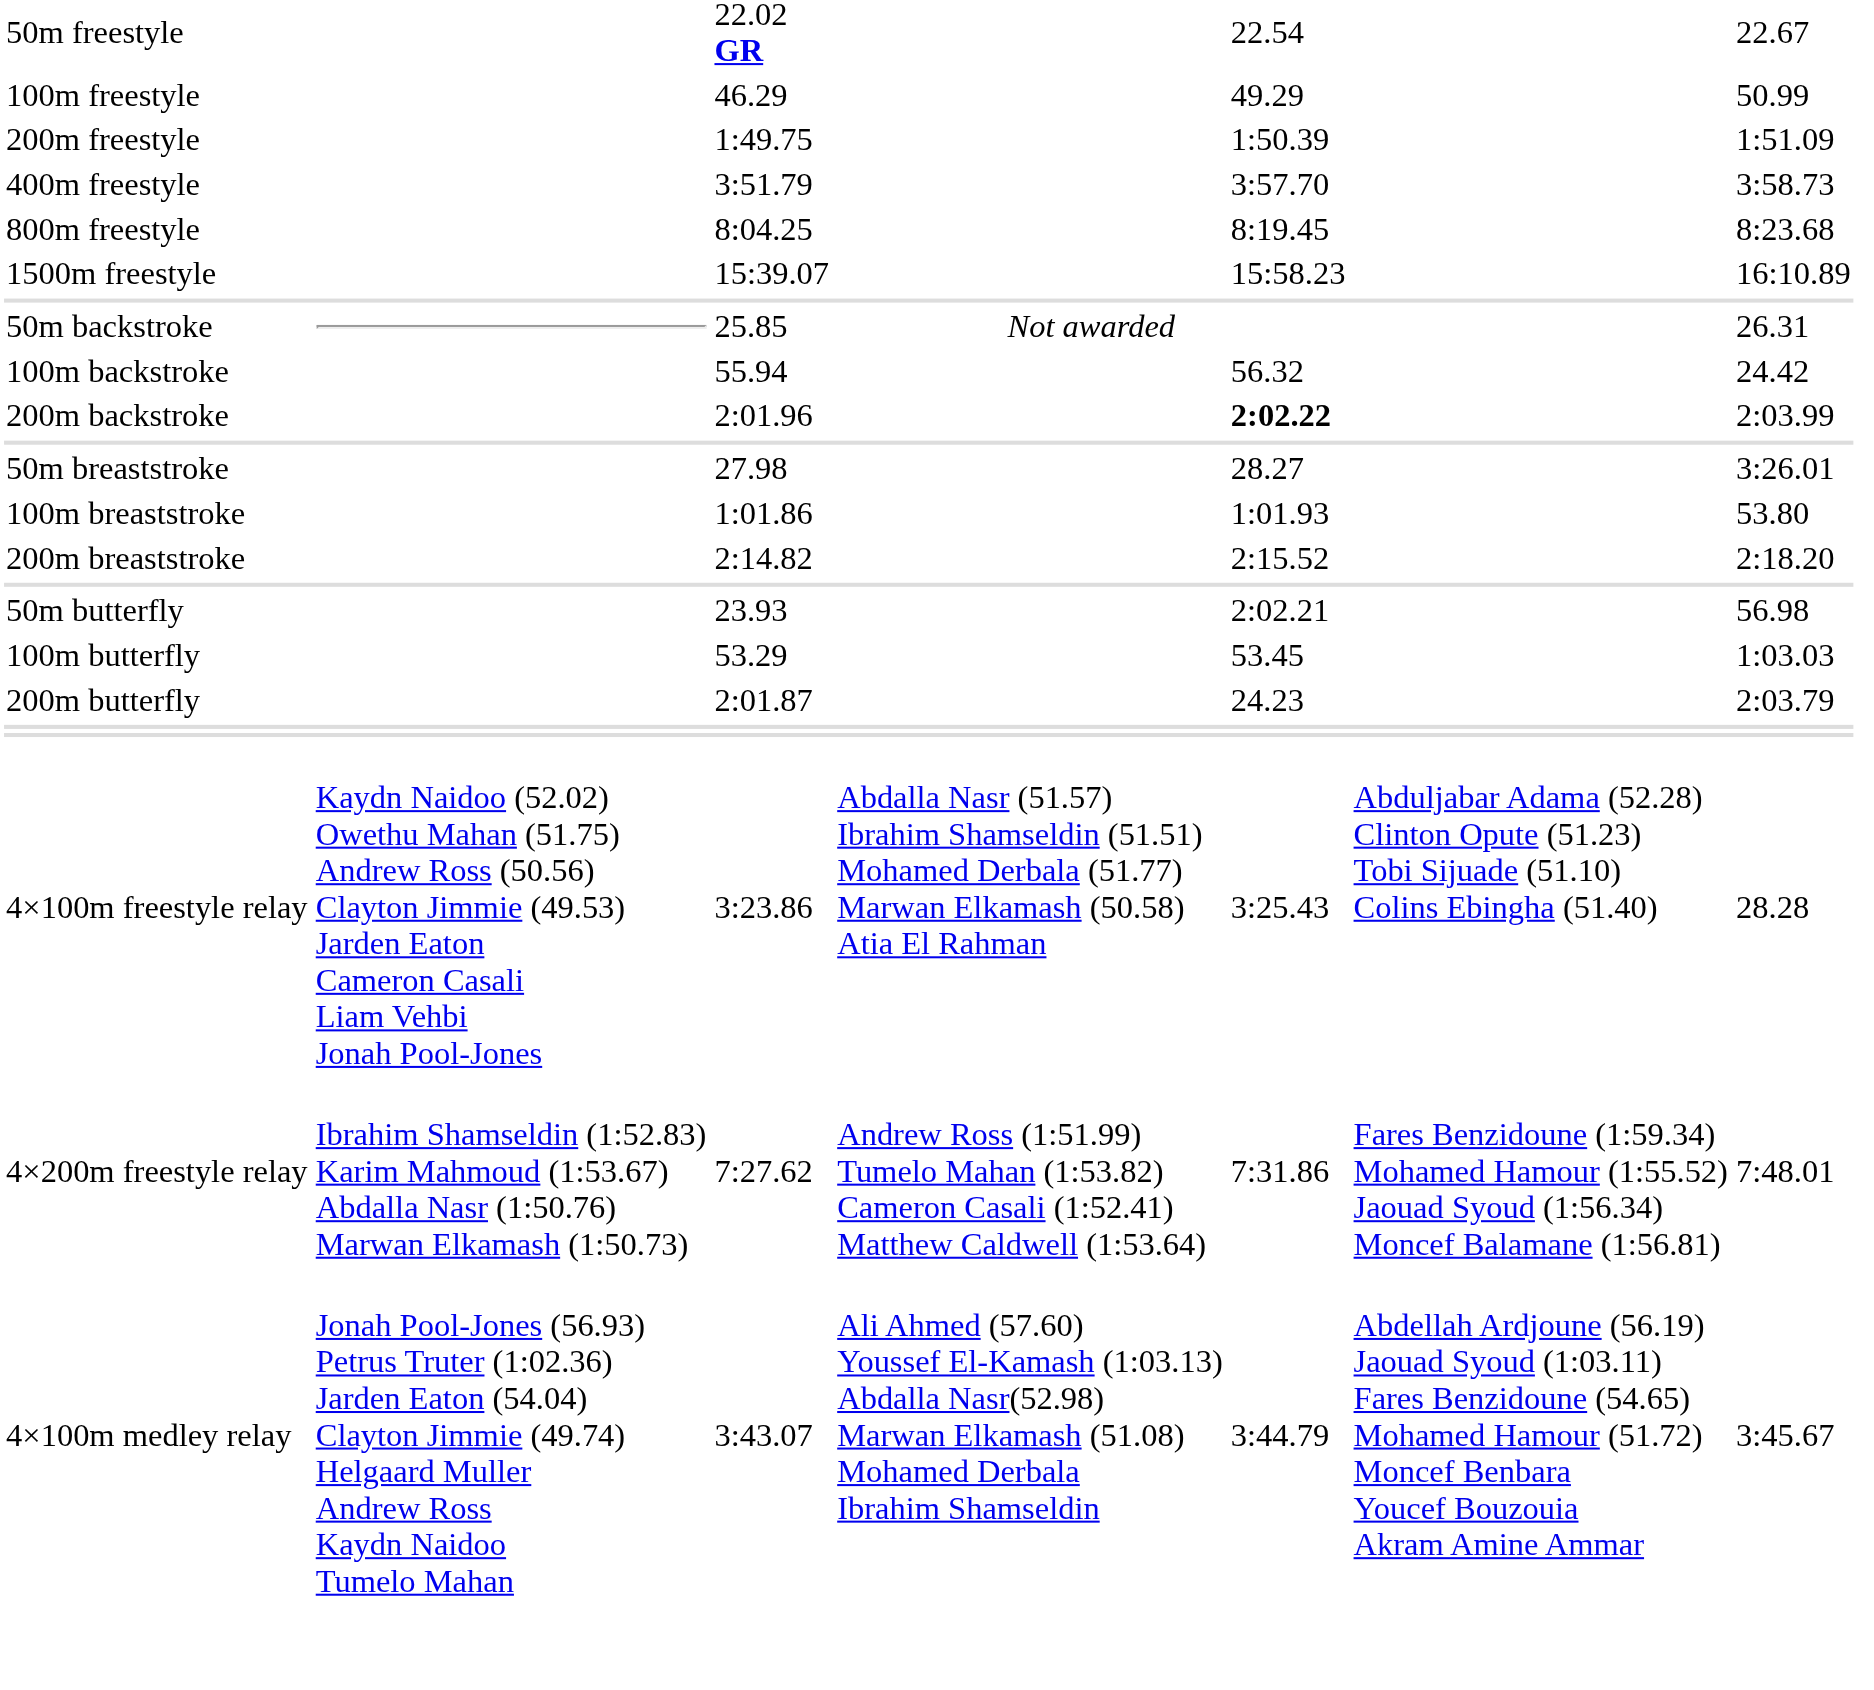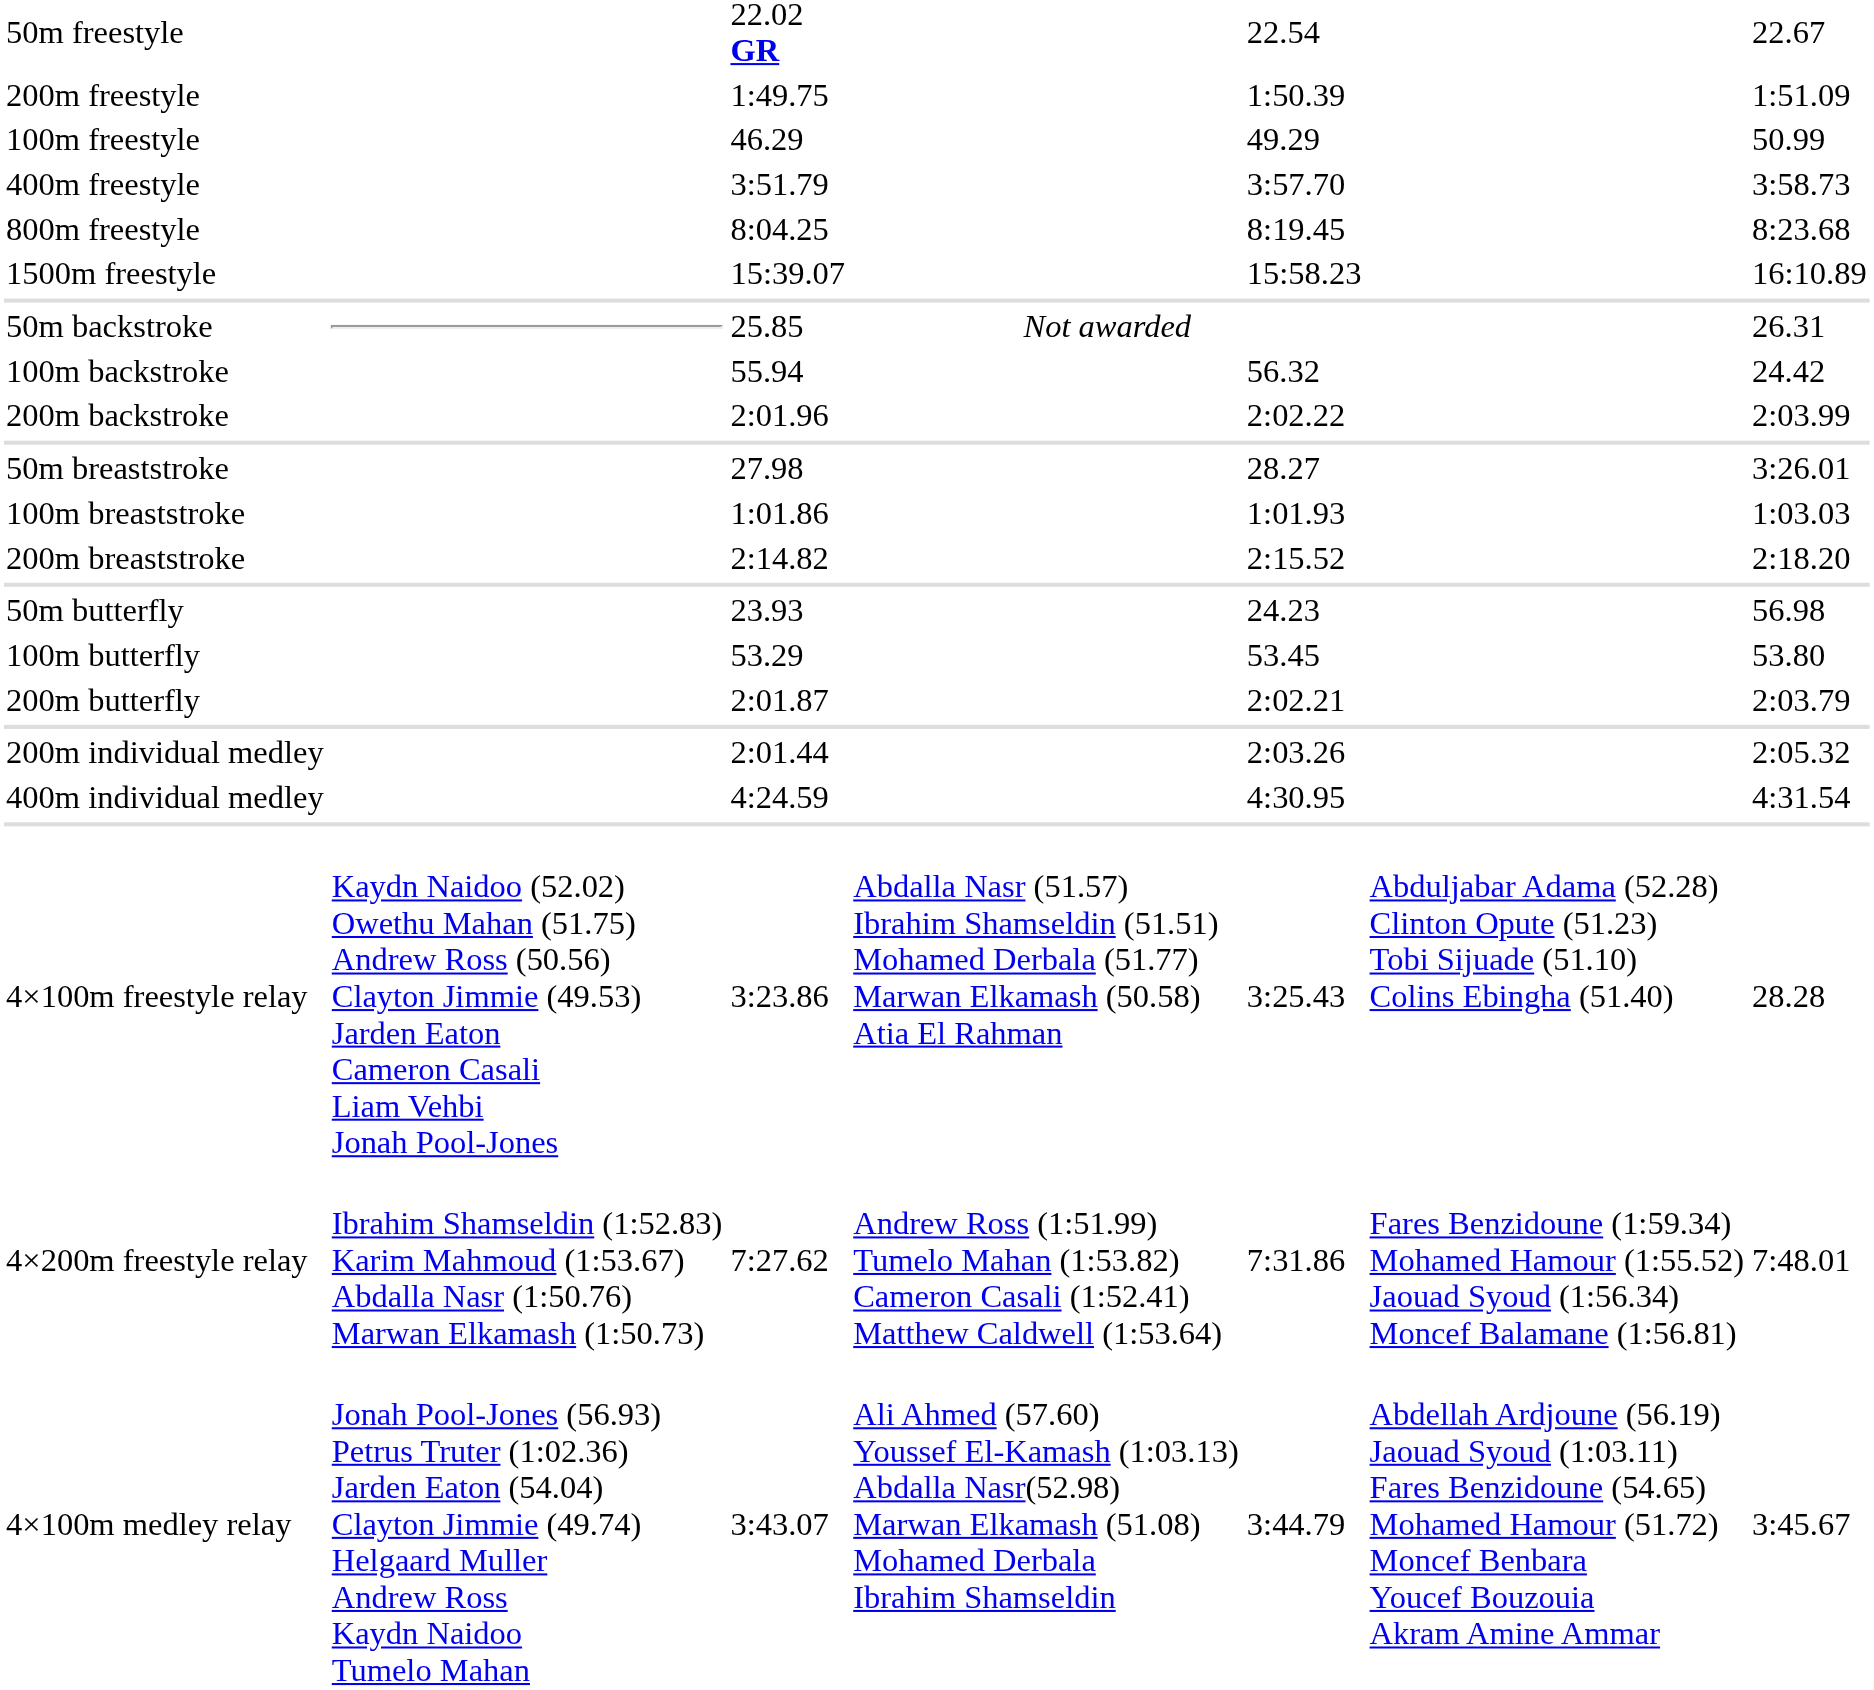rows swapped: (103, 95) <-> (103, 139)
(1281, 415) bold -> (1296, 415) normal
(1773, 513) 53.80 -> (1801, 513) 1:03.03
(1280, 610) 2:02.21 -> (1283, 610) 24.23
(1785, 655) 1:03.03 -> (1789, 655) 53.80
(1267, 699) 24.23 -> (1296, 699) 2:02.21
+ row: (165, 752)
+ row: (165, 797)
